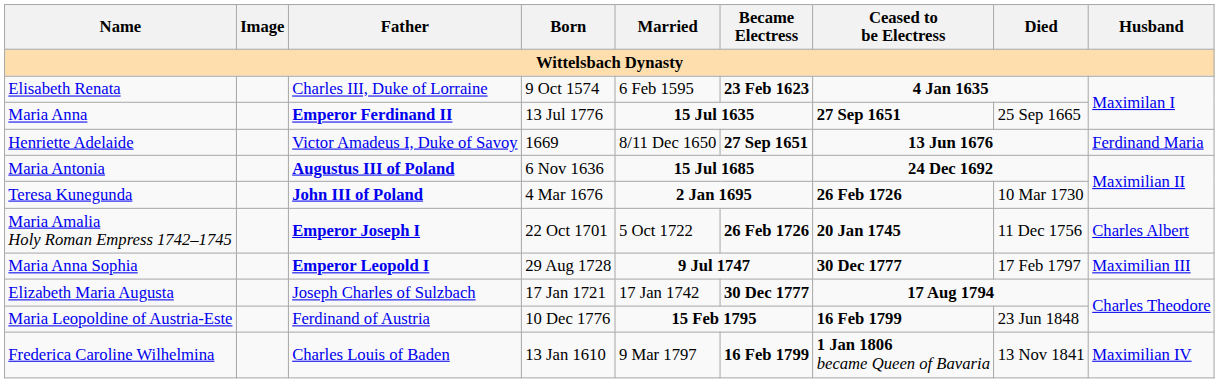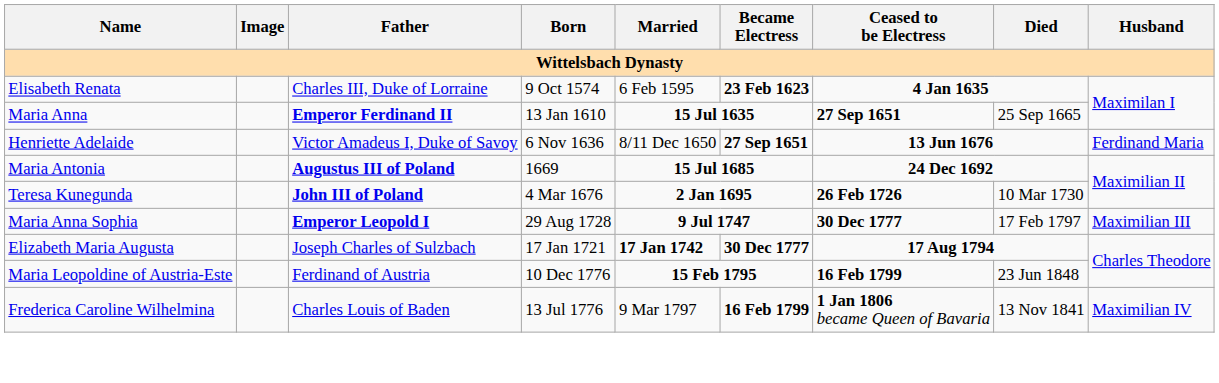(564, 115) 13 Jul 1776 -> (566, 115) 13 Jan 1610
(542, 141) 1669 -> (565, 141) 6 Nov 1636
(565, 168) 6 Nov 1636 -> (542, 168) 1669
- row: (120, 230)
(659, 292) normal -> (661, 247) bold
(566, 354) 13 Jan 1610 -> (564, 309) 13 Jul 1776
